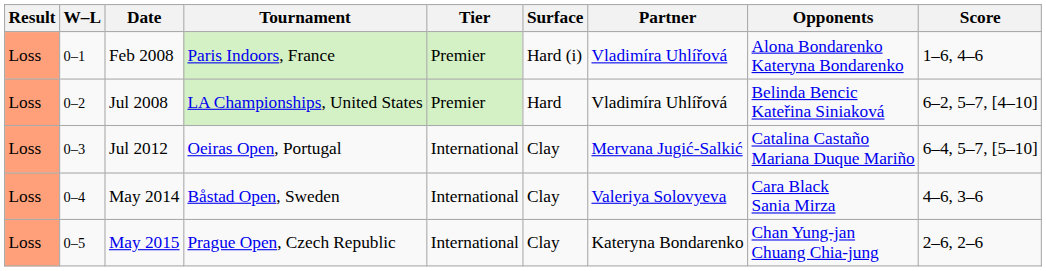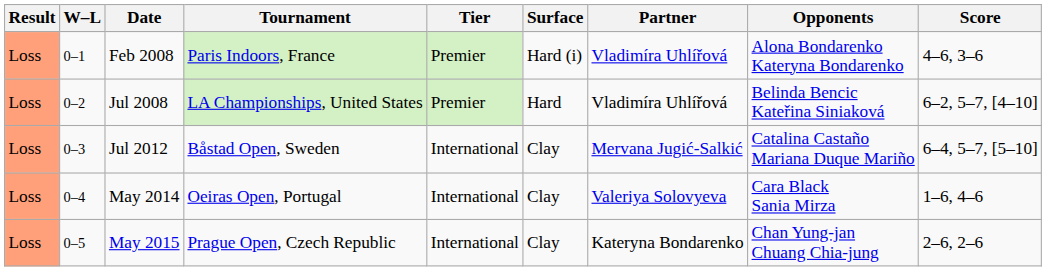(953, 55) 1–6, 4–6 -> (953, 55) 4–6, 3–6
(264, 149) Oeiras Open, Portugal -> (264, 149) Båstad Open, Sweden
(264, 195) Båstad Open, Sweden -> (264, 195) Oeiras Open, Portugal
(953, 195) 4–6, 3–6 -> (953, 195) 1–6, 4–6
